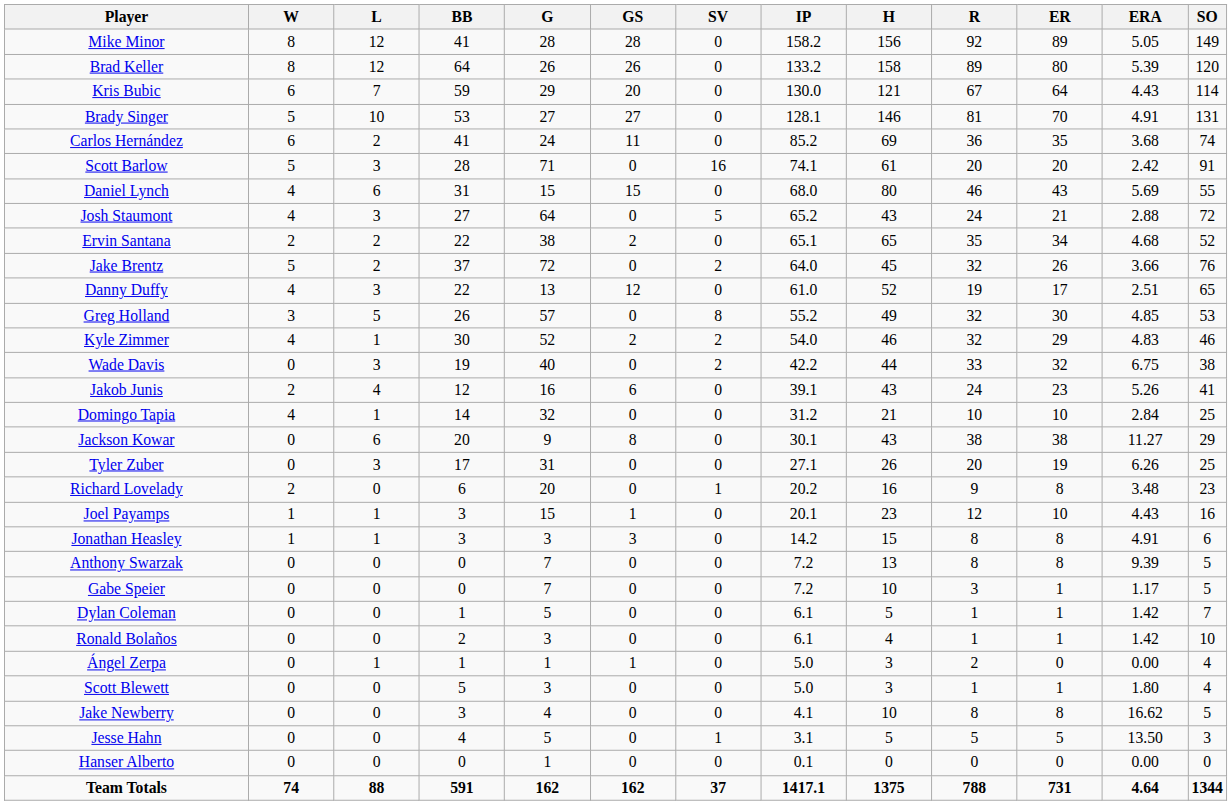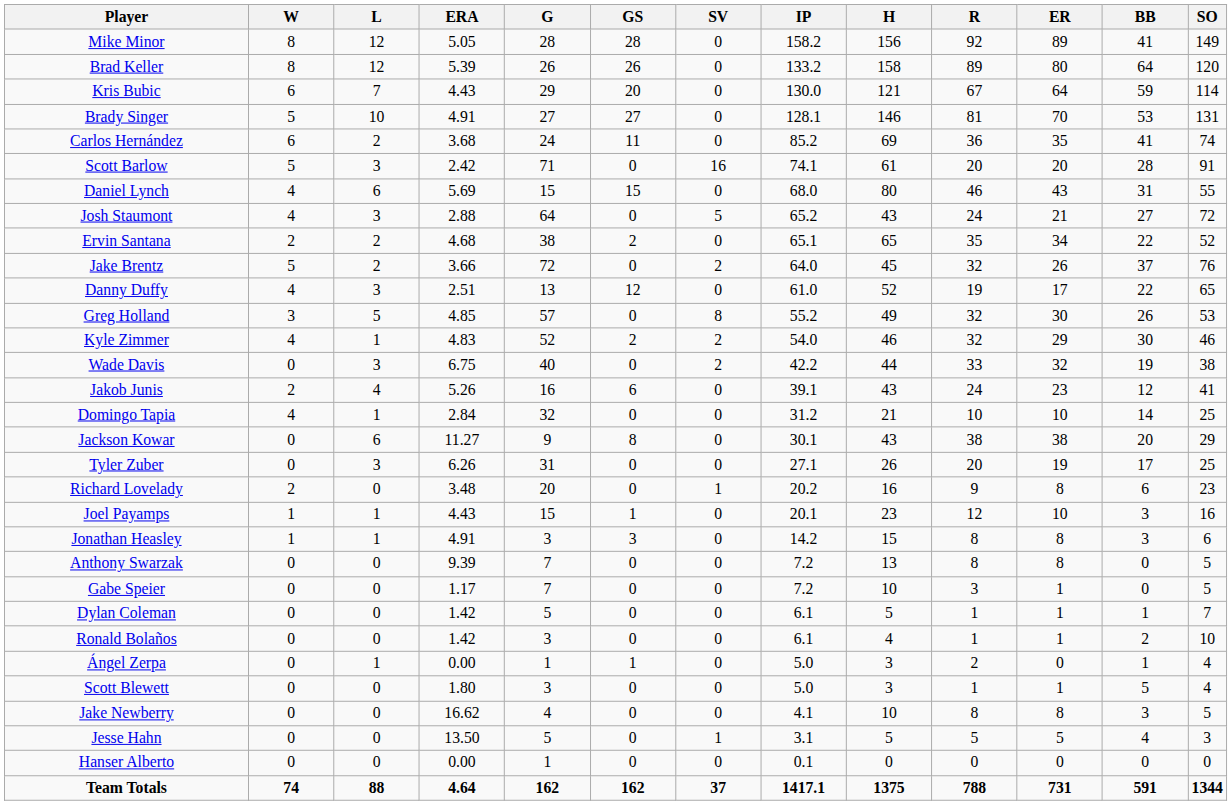columns swapped: (1145, 16) <-> (462, 16)
